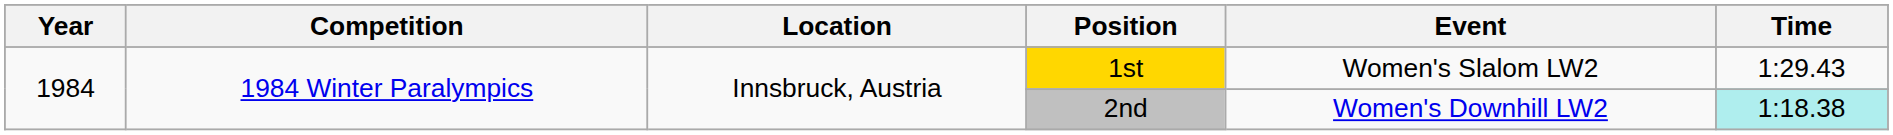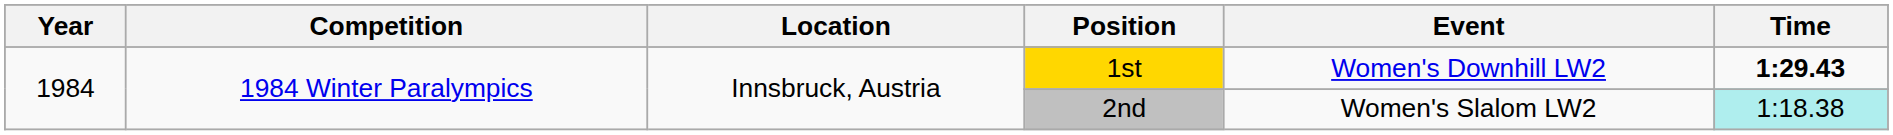(1470, 68) Women's Slalom LW2 -> (1469, 68) Women's Downhill LW2
(1802, 68) normal -> (1800, 68) bold
(1470, 109) Women's Downhill LW2 -> (1469, 109) Women's Slalom LW2
